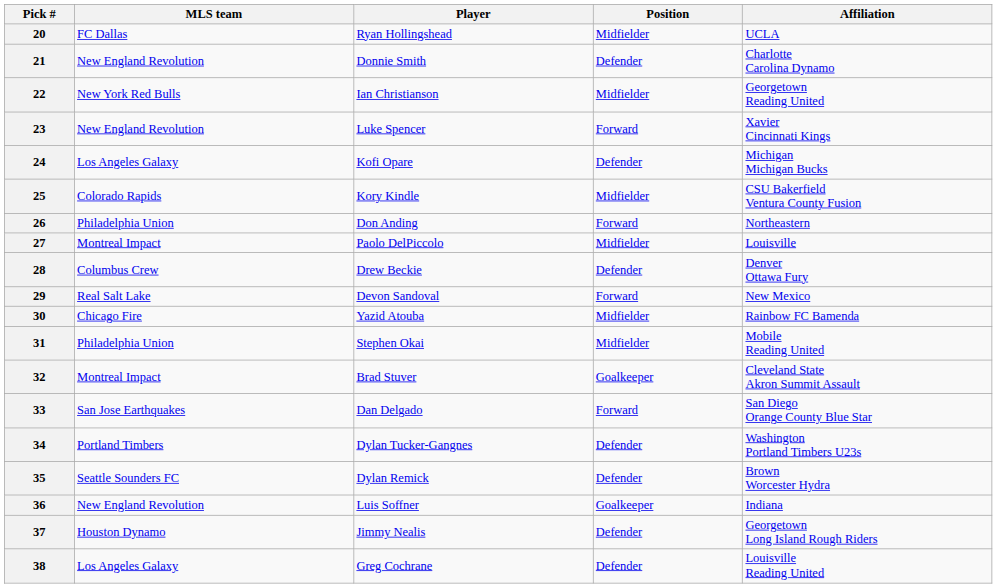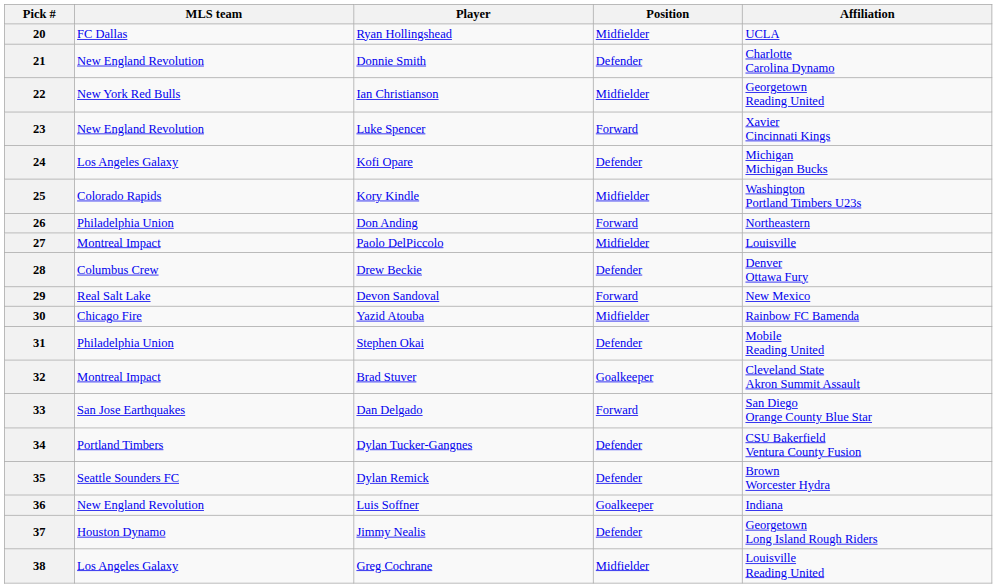(803, 196) CSU Bakerfield Ventura County Fusion -> (803, 196) Washington Portland Timbers U23s
(623, 343) Midfielder -> (619, 343) Defender
(803, 444) Washington Portland Timbers U23s -> (803, 444) CSU Bakerfield Ventura County Fusion
(619, 565) Defender -> (623, 565) Midfielder
